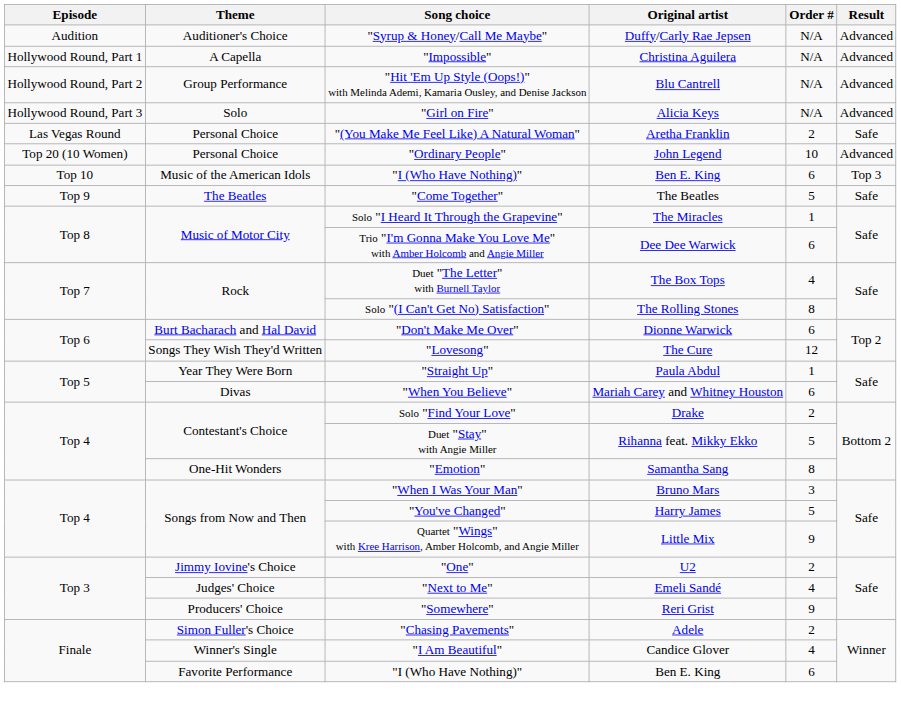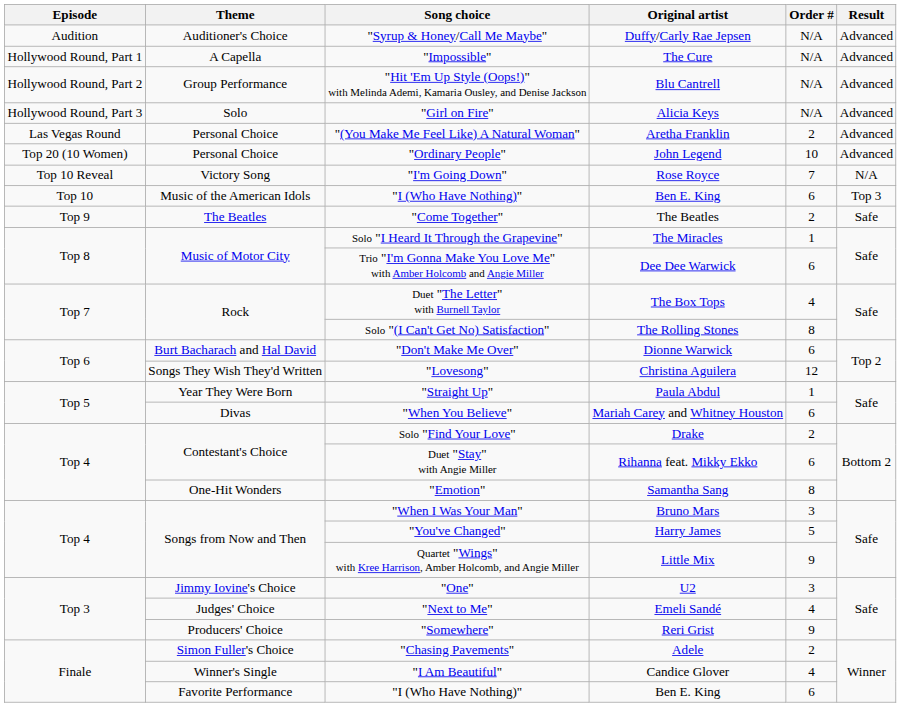(688, 56) Christina Aguilera -> (688, 56) The Cure
(866, 133) Safe -> (866, 133) Advanced
+ row: (235, 175)
(811, 196) 5 -> (811, 216) 2
(688, 350) The Cure -> (688, 371) Christina Aguilera
(811, 441) 5 -> (811, 461) 6
(811, 567) 2 -> (811, 588) 3
